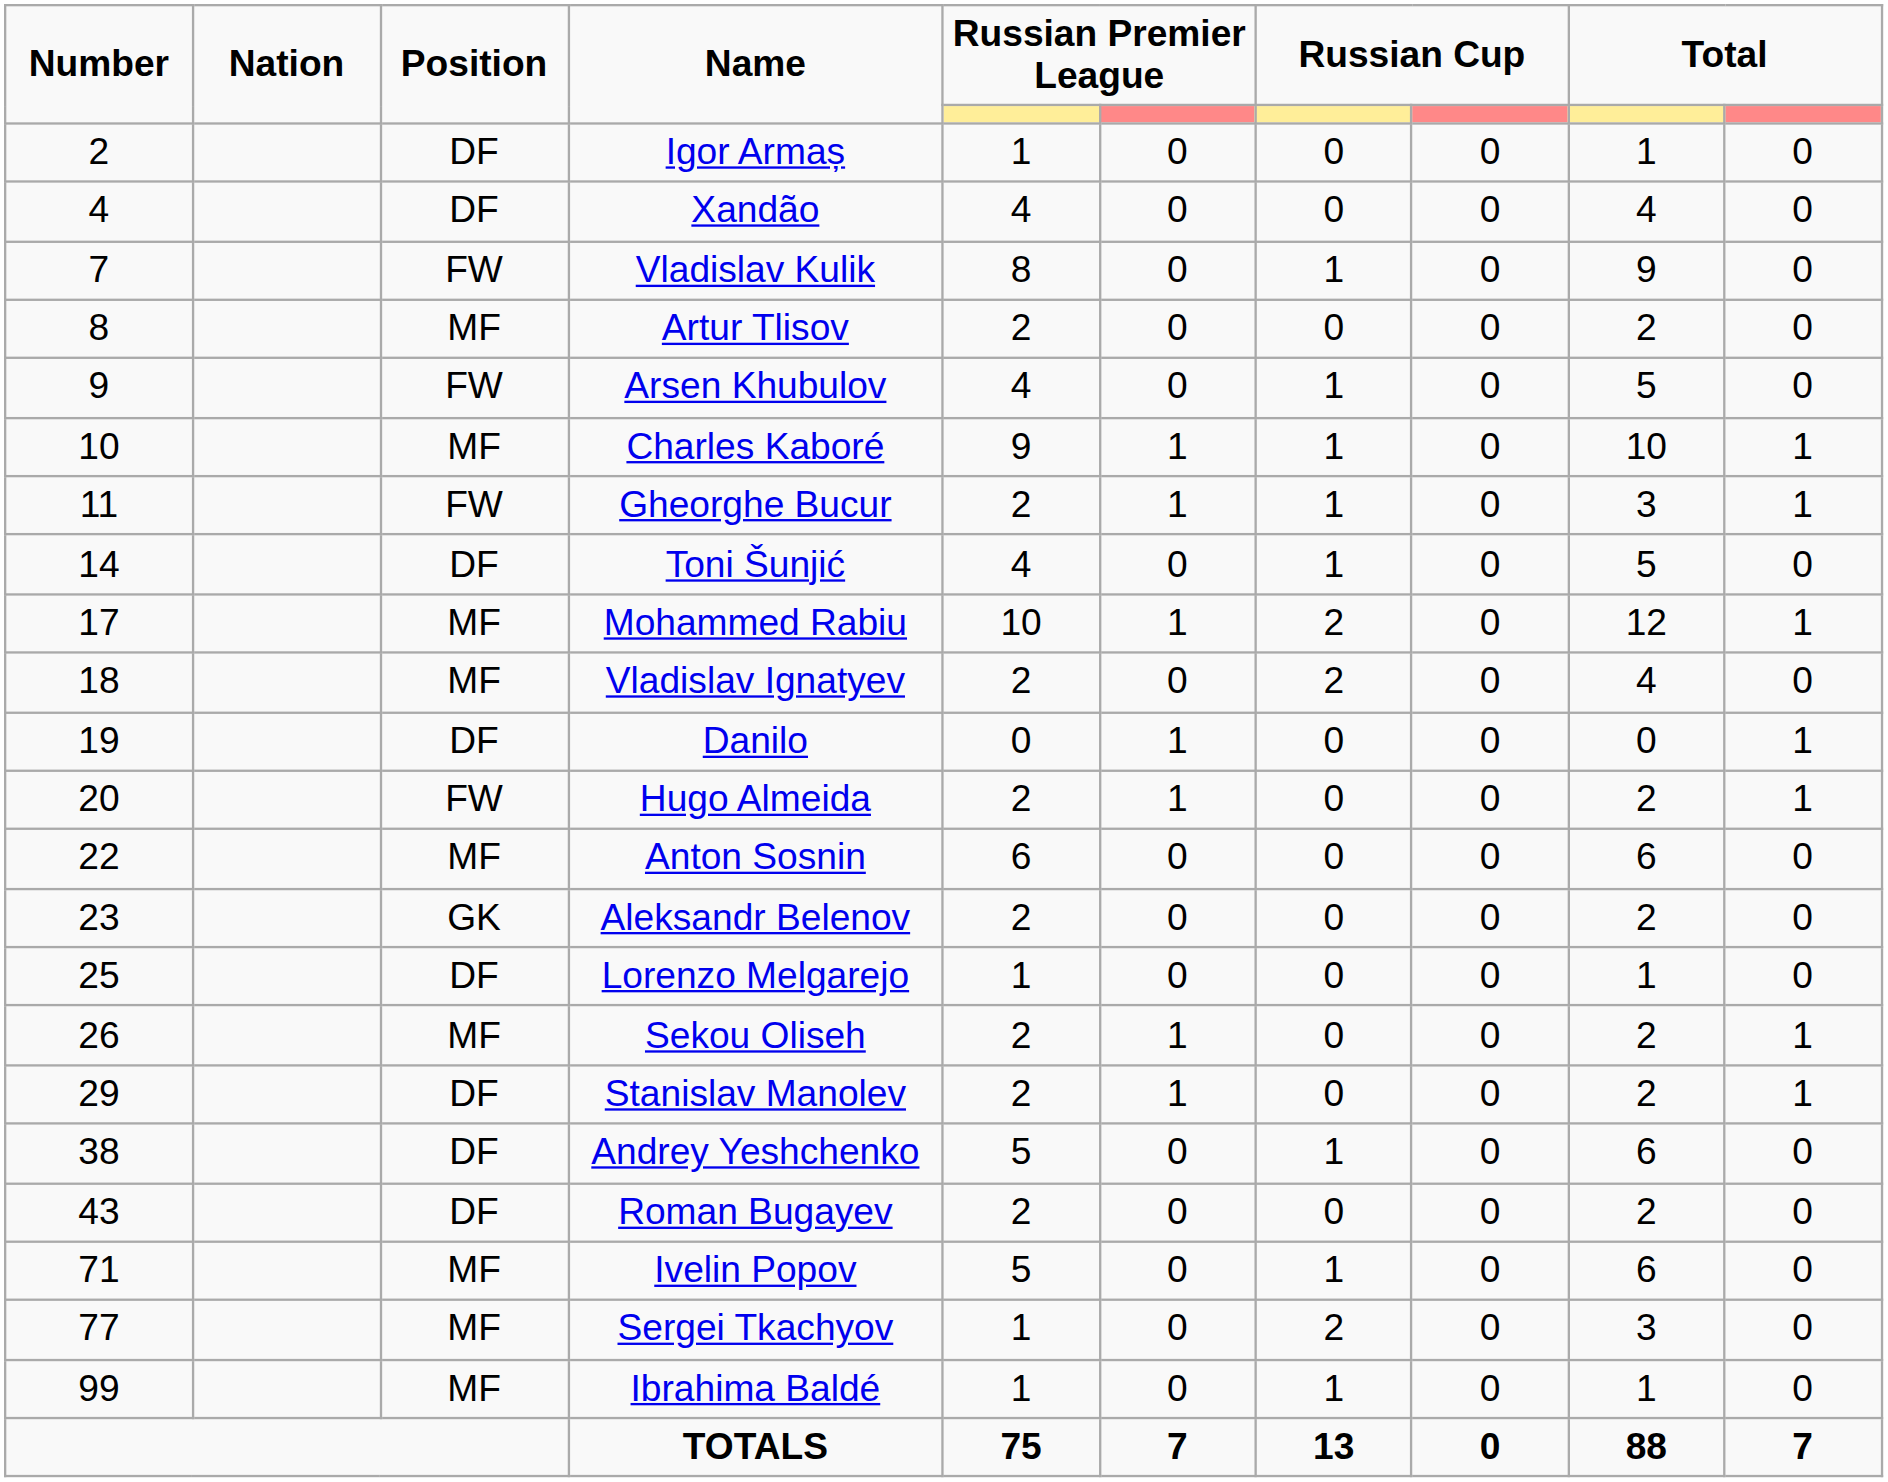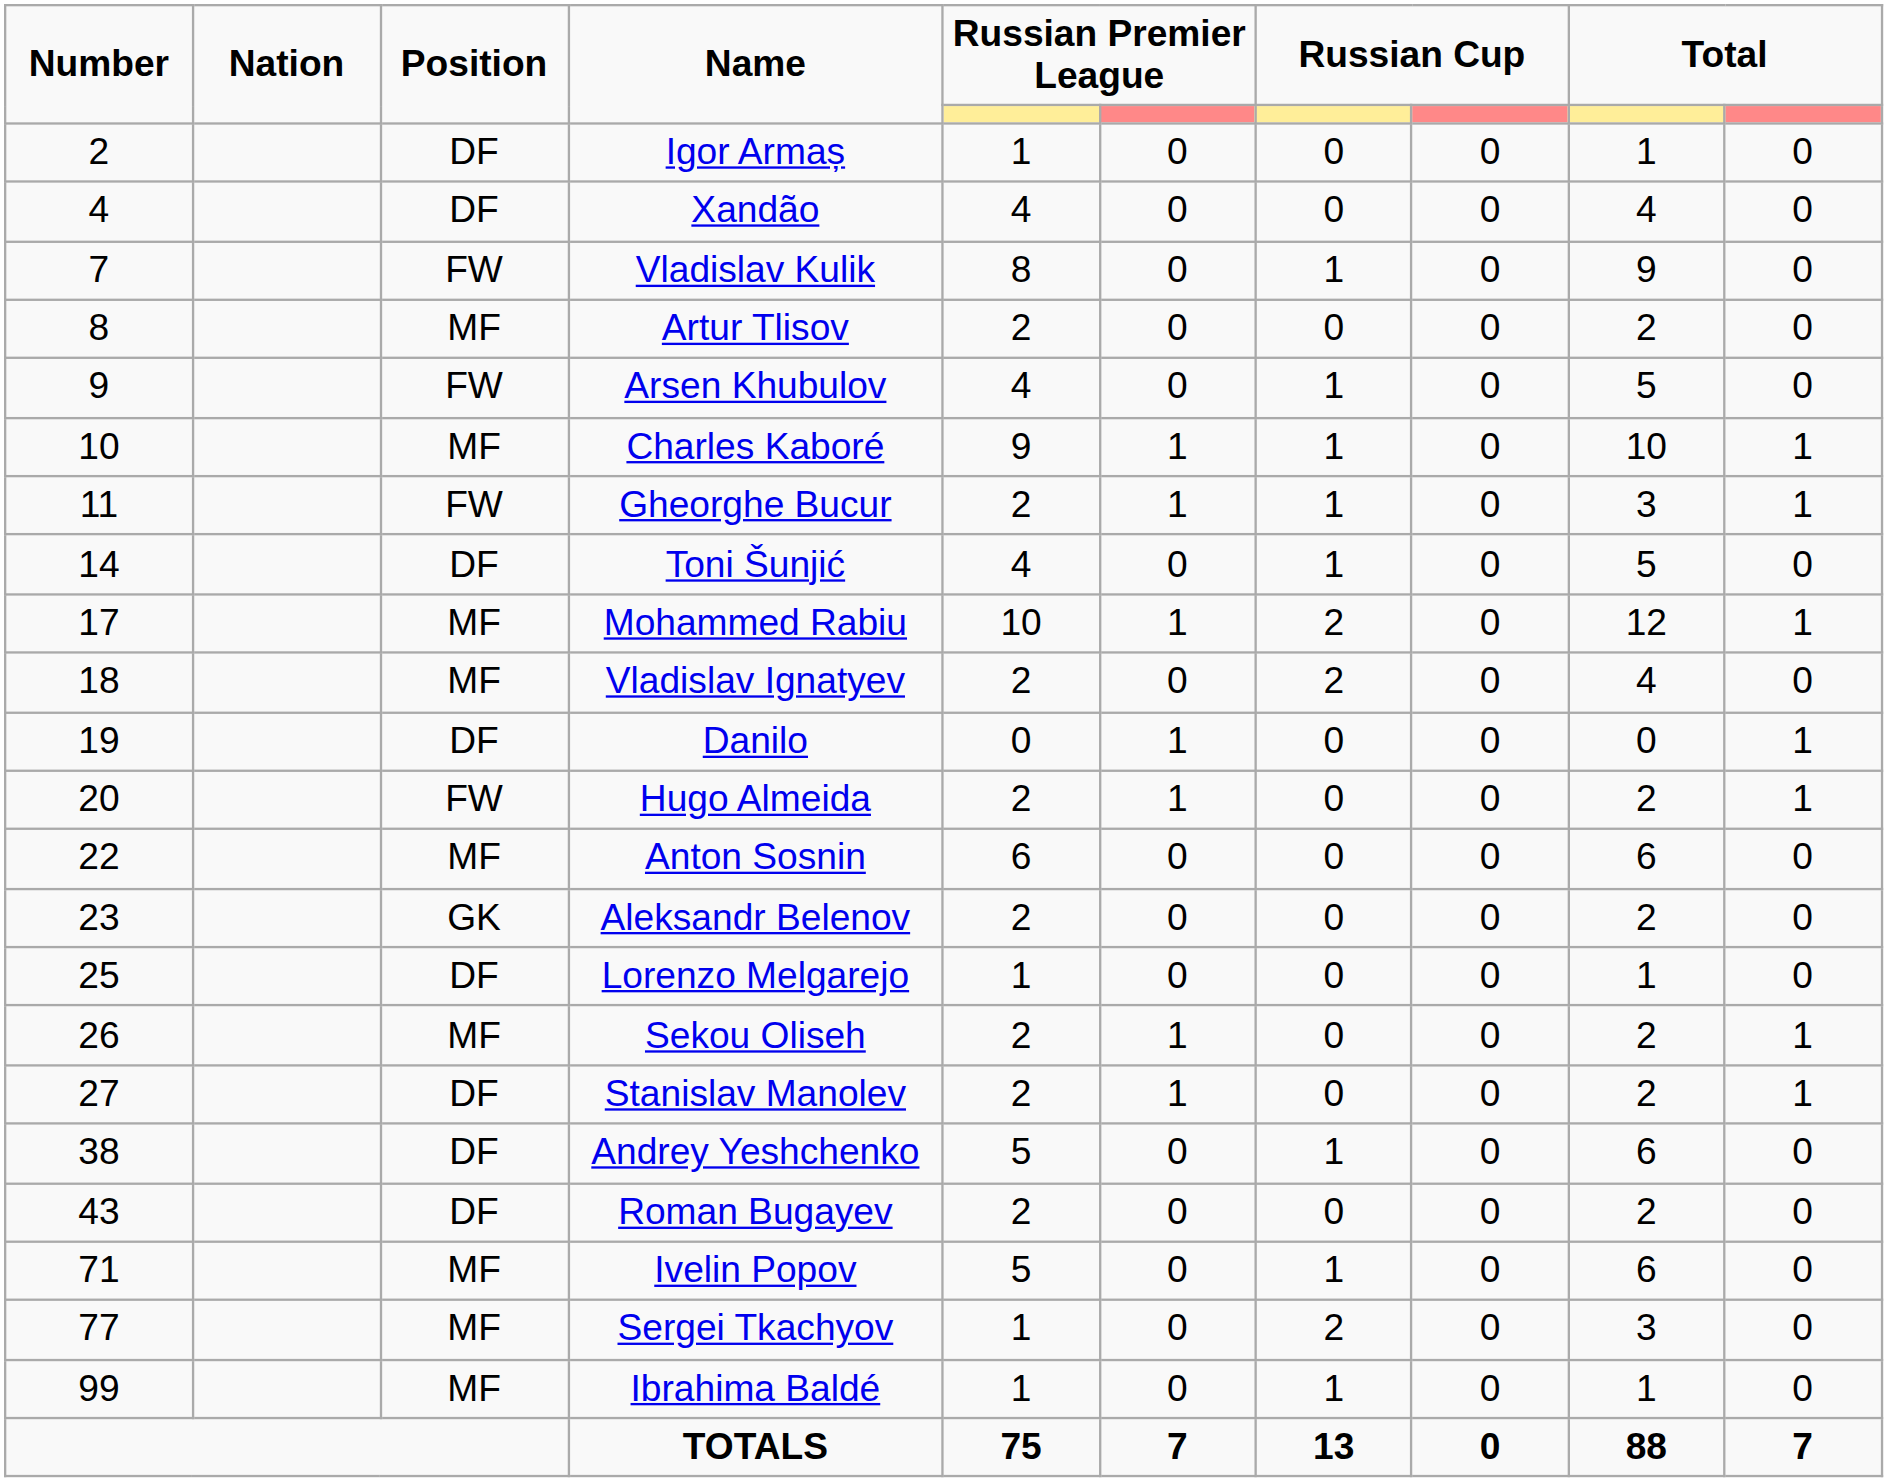(99, 1093) 29 -> (99, 1093) 27
